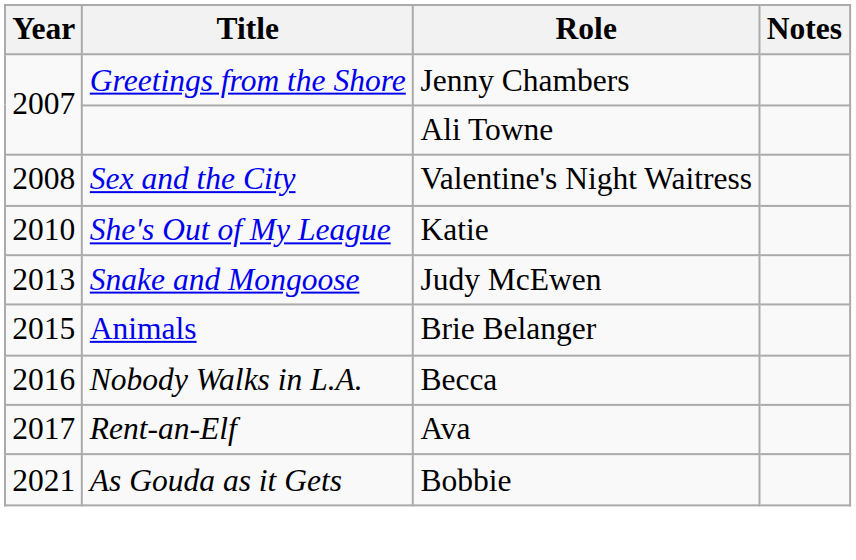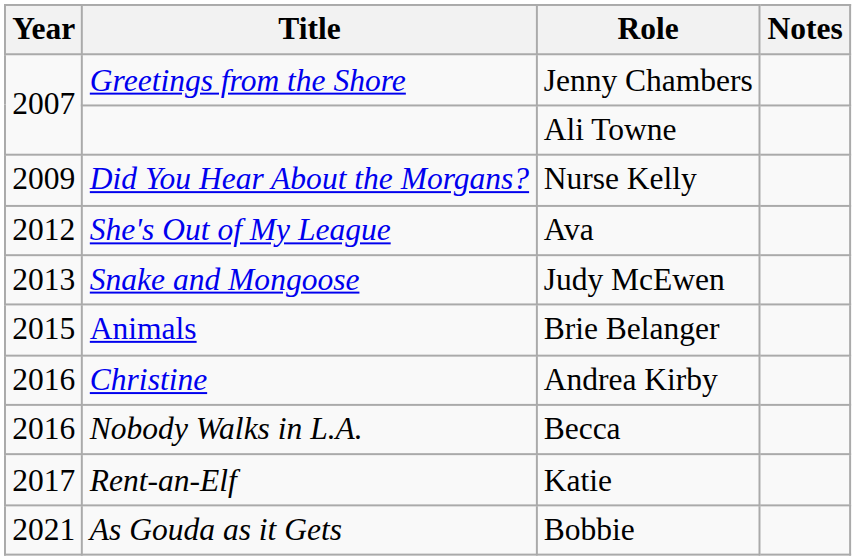- row: (193, 179)
+ row: (309, 179)
(44, 229) 2010 -> (44, 229) 2012
(455, 229) Katie -> (569, 229) Ava
+ row: (148, 379)
(445, 429) Ava -> (578, 479) Katie
